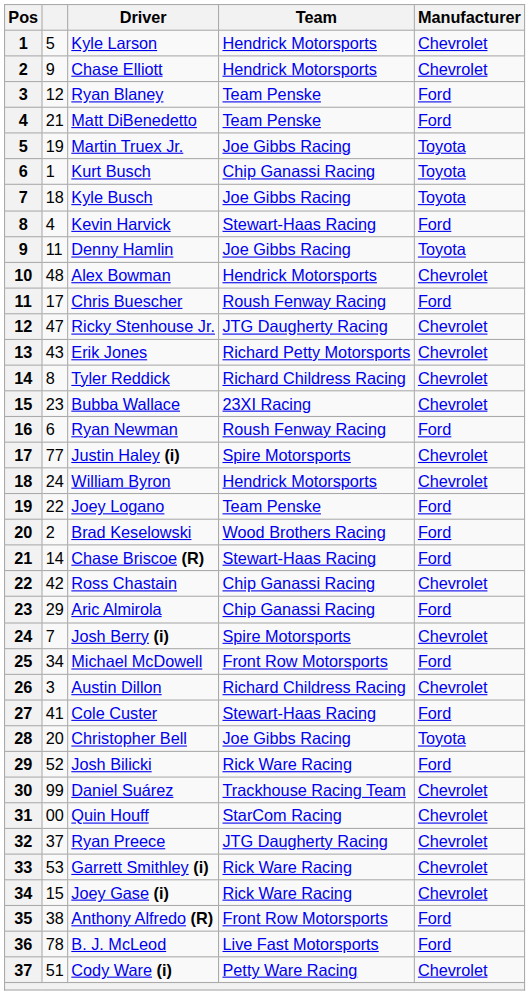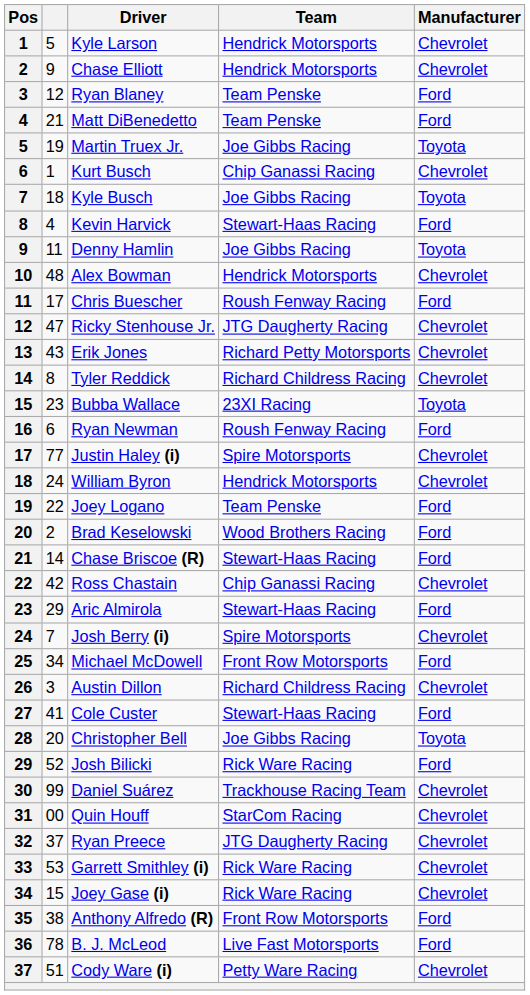(442, 172) Toyota -> (453, 172) Chevrolet
(453, 404) Chevrolet -> (442, 404) Toyota
(299, 610) Chip Ganassi Racing -> (299, 610) Stewart-Haas Racing
